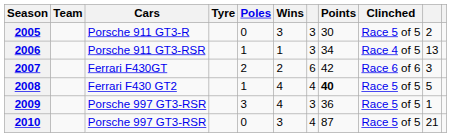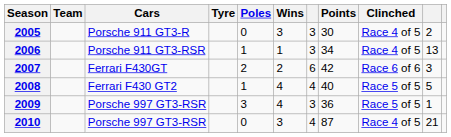(391, 31) Race 5 of 5 -> (391, 31) Race 4 of 5
(327, 86) bold -> (327, 86) normal
(391, 123) Race 5 of 5 -> (391, 123) Race 4 of 5
